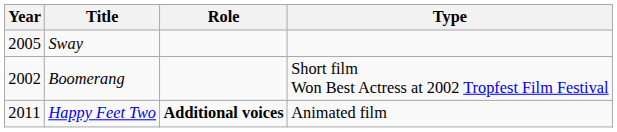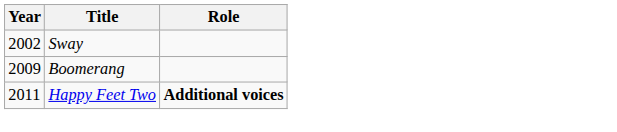- column: (450, 17)
(25, 43) 2005 -> (25, 43) 2002
(25, 78) 2002 -> (25, 69) 2009
